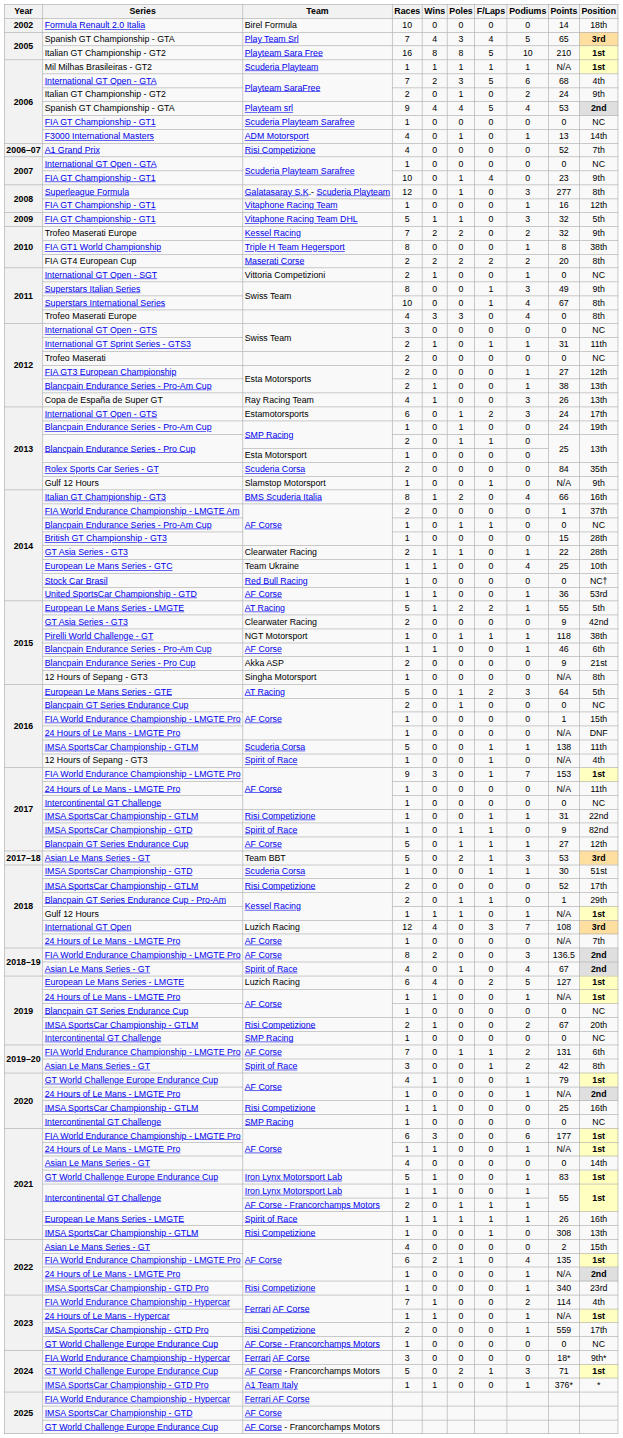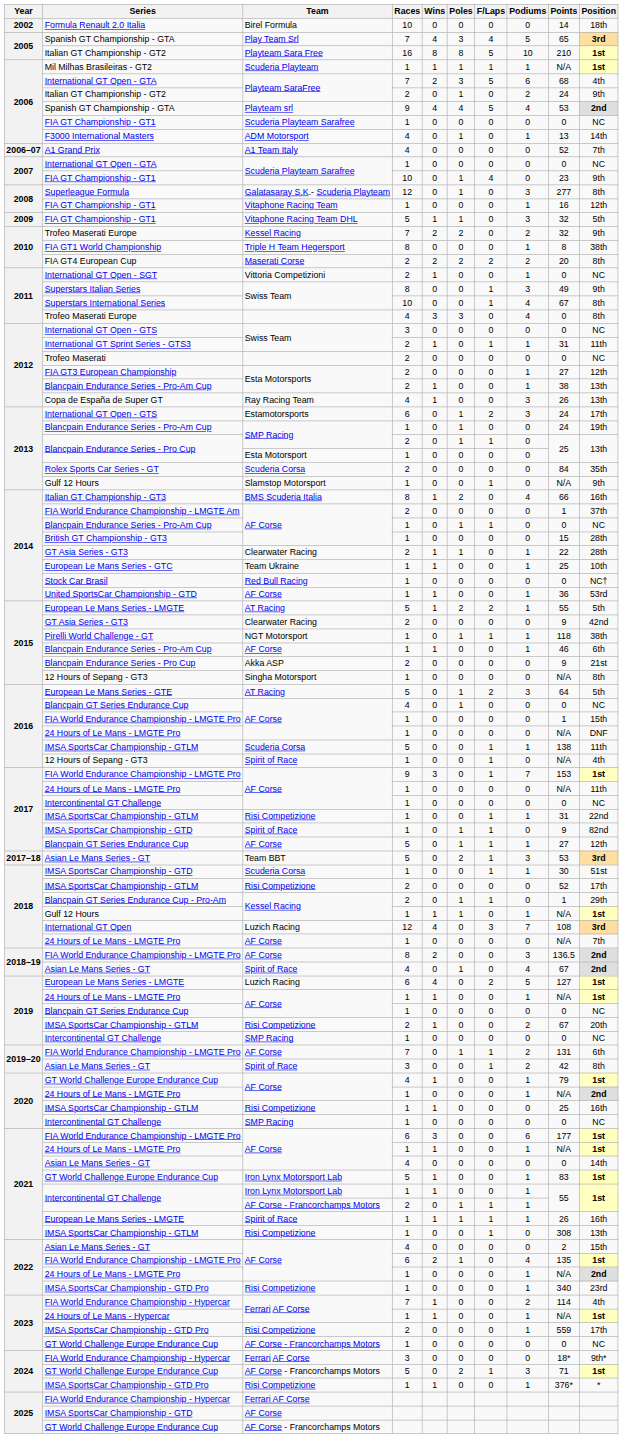(280, 150) Risi Competizione -> (271, 150) A1 Team Italy
(528, 567) 4 -> (528, 567) 1
(407, 706) 2 -> (407, 706) 4
(271, 1386) A1 Team Italy -> (280, 1386) Risi Competizione
